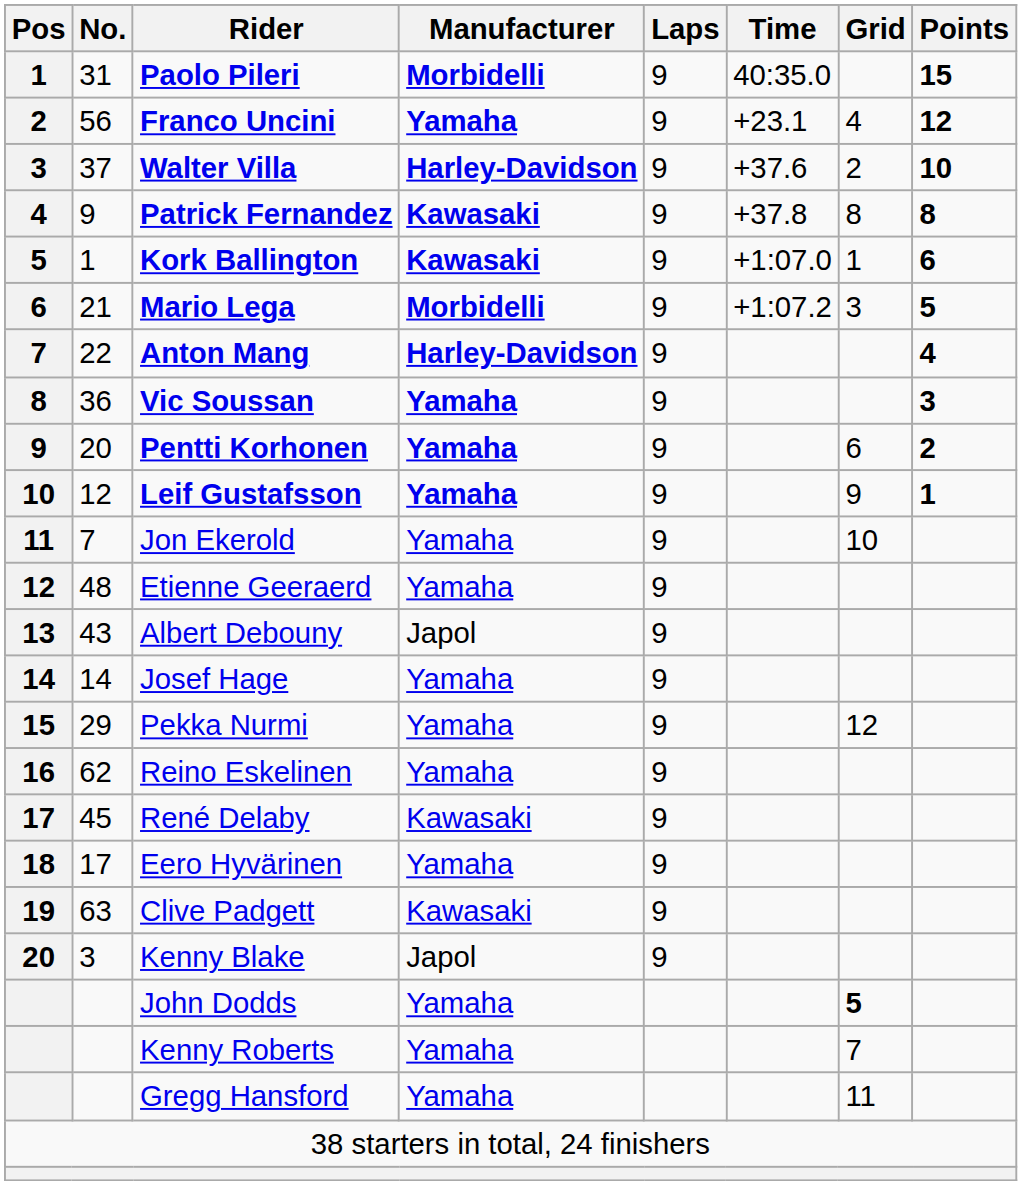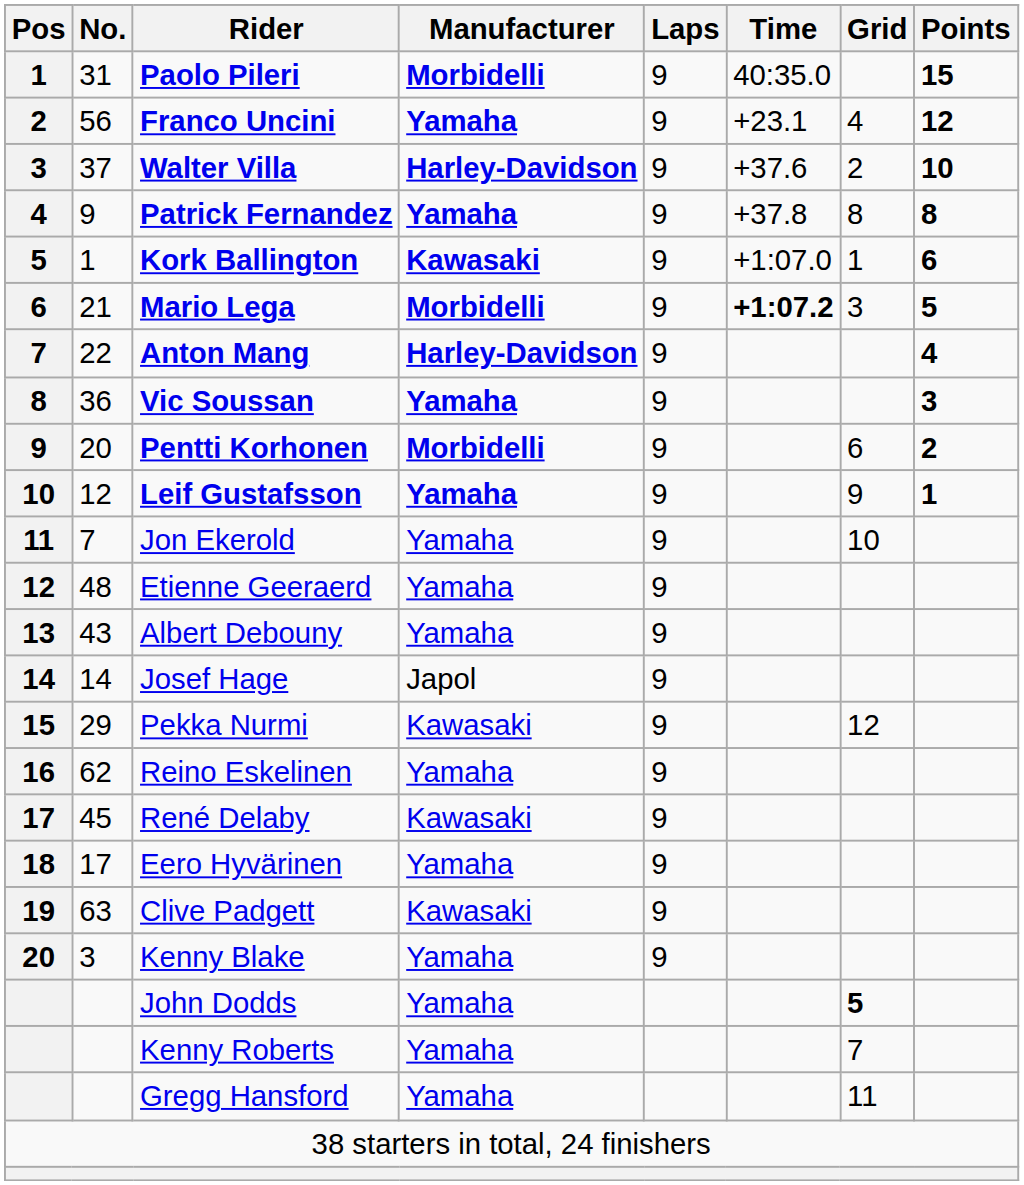(473, 214) Kawasaki -> (462, 214) Yamaha
(783, 307) normal -> (783, 307) bold
(462, 446) Yamaha -> (475, 446) Morbidelli
(441, 632) Japol -> (460, 632) Yamaha
(460, 679) Yamaha -> (441, 679) Japol
(460, 725) Yamaha -> (469, 725) Kawasaki
(441, 957) Japol -> (460, 957) Yamaha
